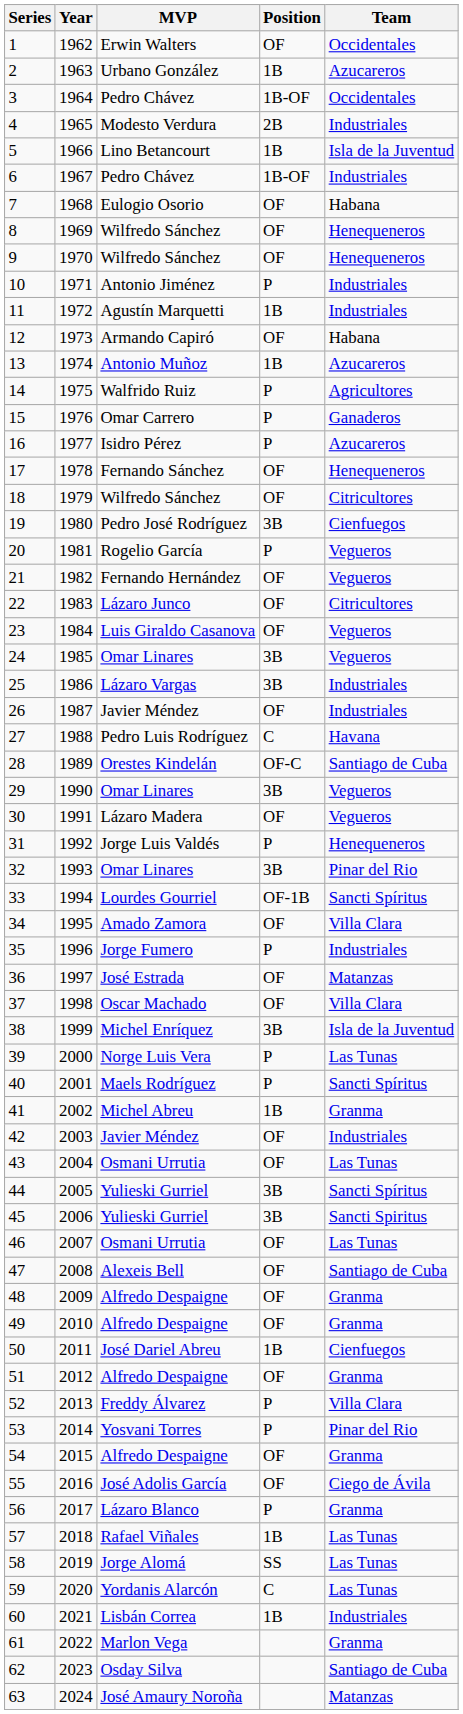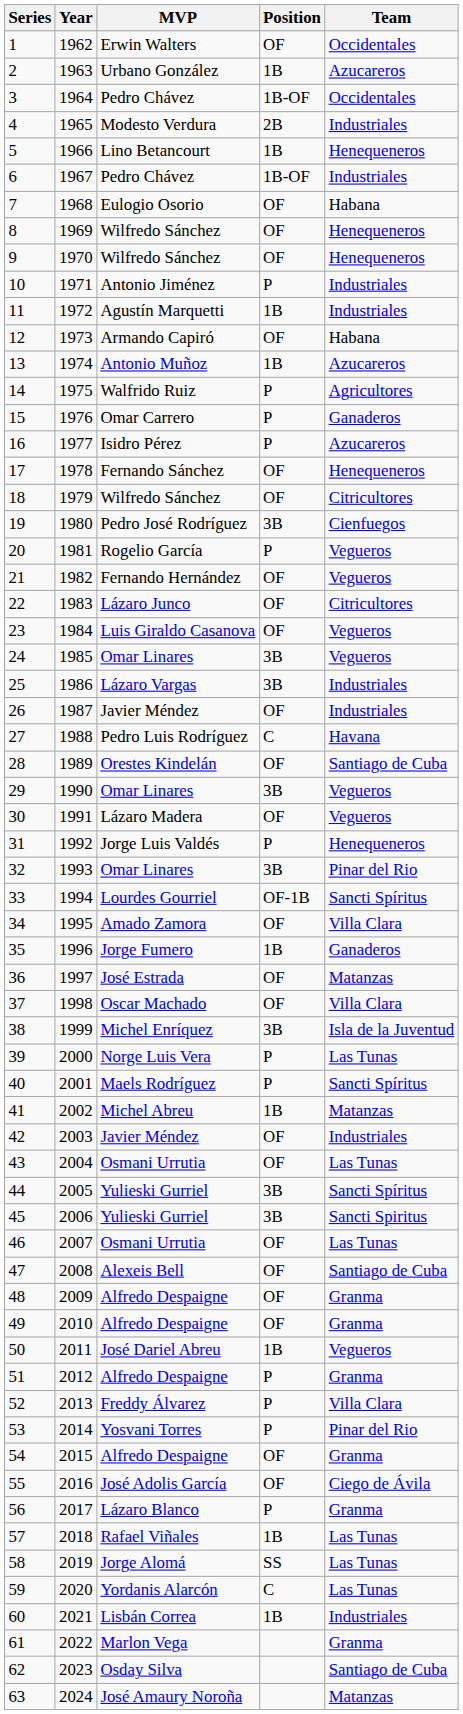(391, 151) Isla de la Juventud -> (377, 151) Henequeneros
(282, 763) OF-C -> (274, 763) OF
(268, 950) P -> (273, 950) 1B
(368, 950) Industriales -> (365, 950) Ganaderos
(356, 1110) Granma -> (361, 1110) Matanzas
(367, 1350) Cienfuegos -> (360, 1350) Vegueros
(274, 1376) OF -> (268, 1376) P
